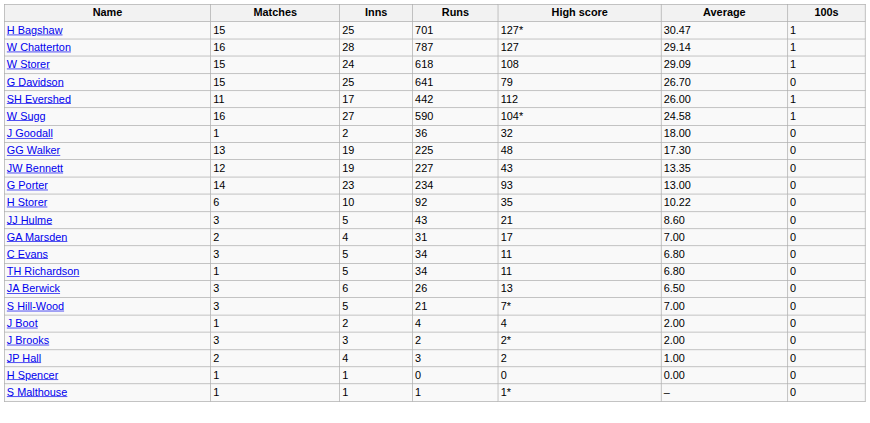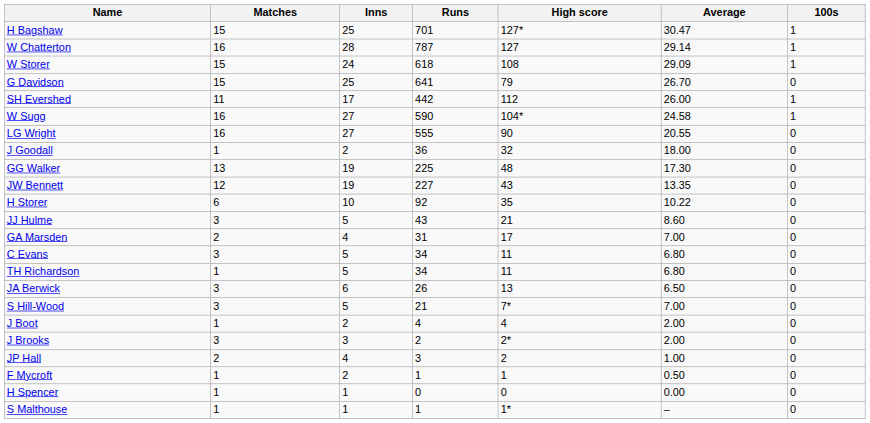+ row: (31, 133)
- row: (27, 185)
+ row: (30, 375)
